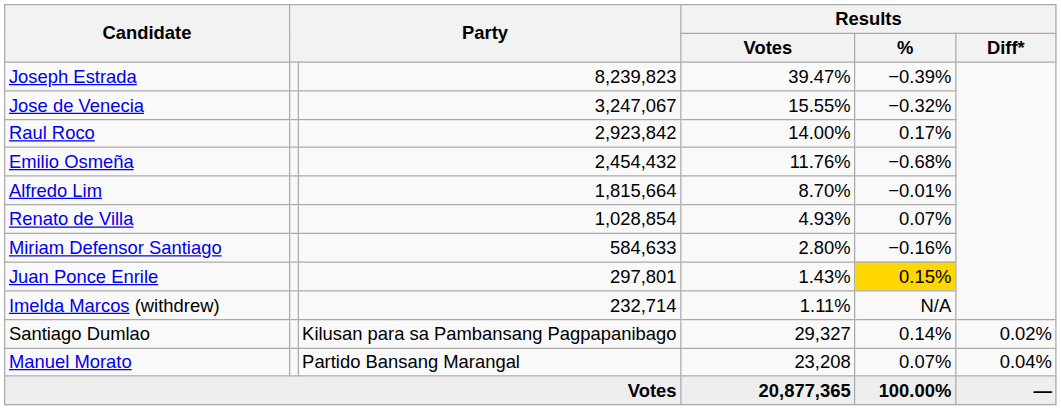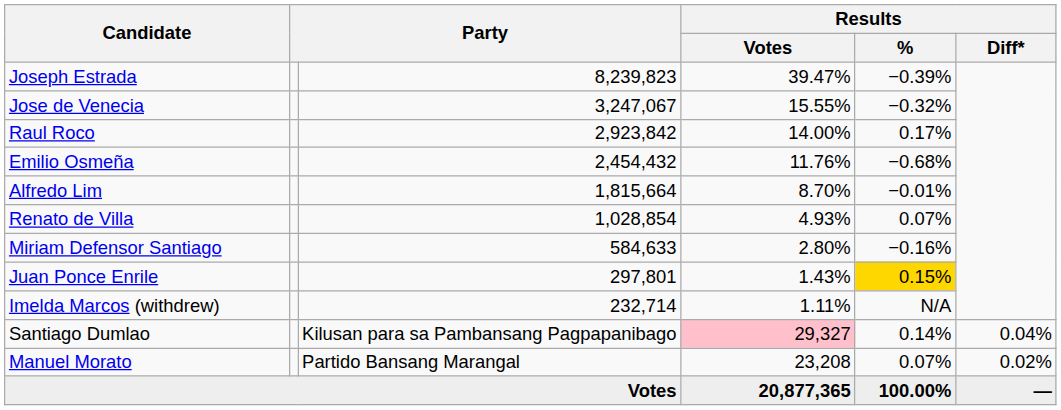(823, 333) no background -> (823, 333) pink background
(1026, 333) 0.02% -> (1026, 333) 0.04%
(1026, 362) 0.04% -> (1026, 362) 0.02%
